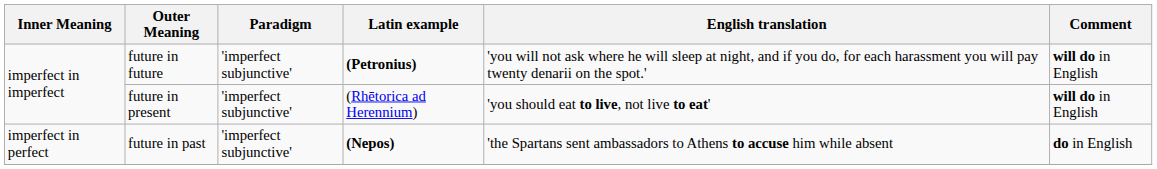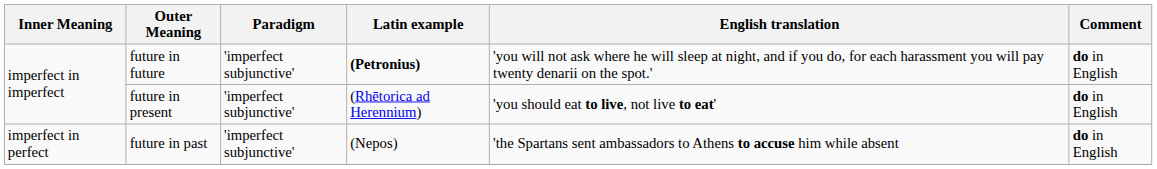(1082, 64) will do in English -> (1095, 64) do in English
(1082, 104) will do in English -> (1095, 104) do in English
(370, 144) bold -> (374, 144) normal
